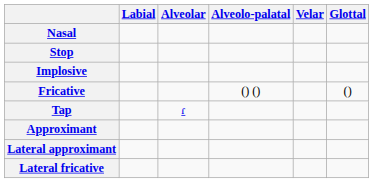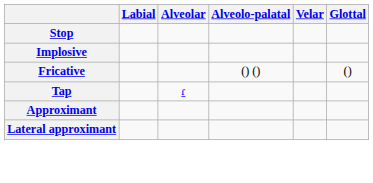- row: (62, 33)
- row: (62, 168)
